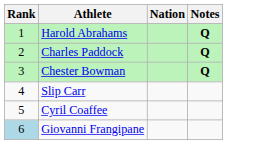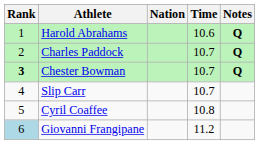+ column: (204, 14)
(21, 71) normal -> (21, 71) bold
